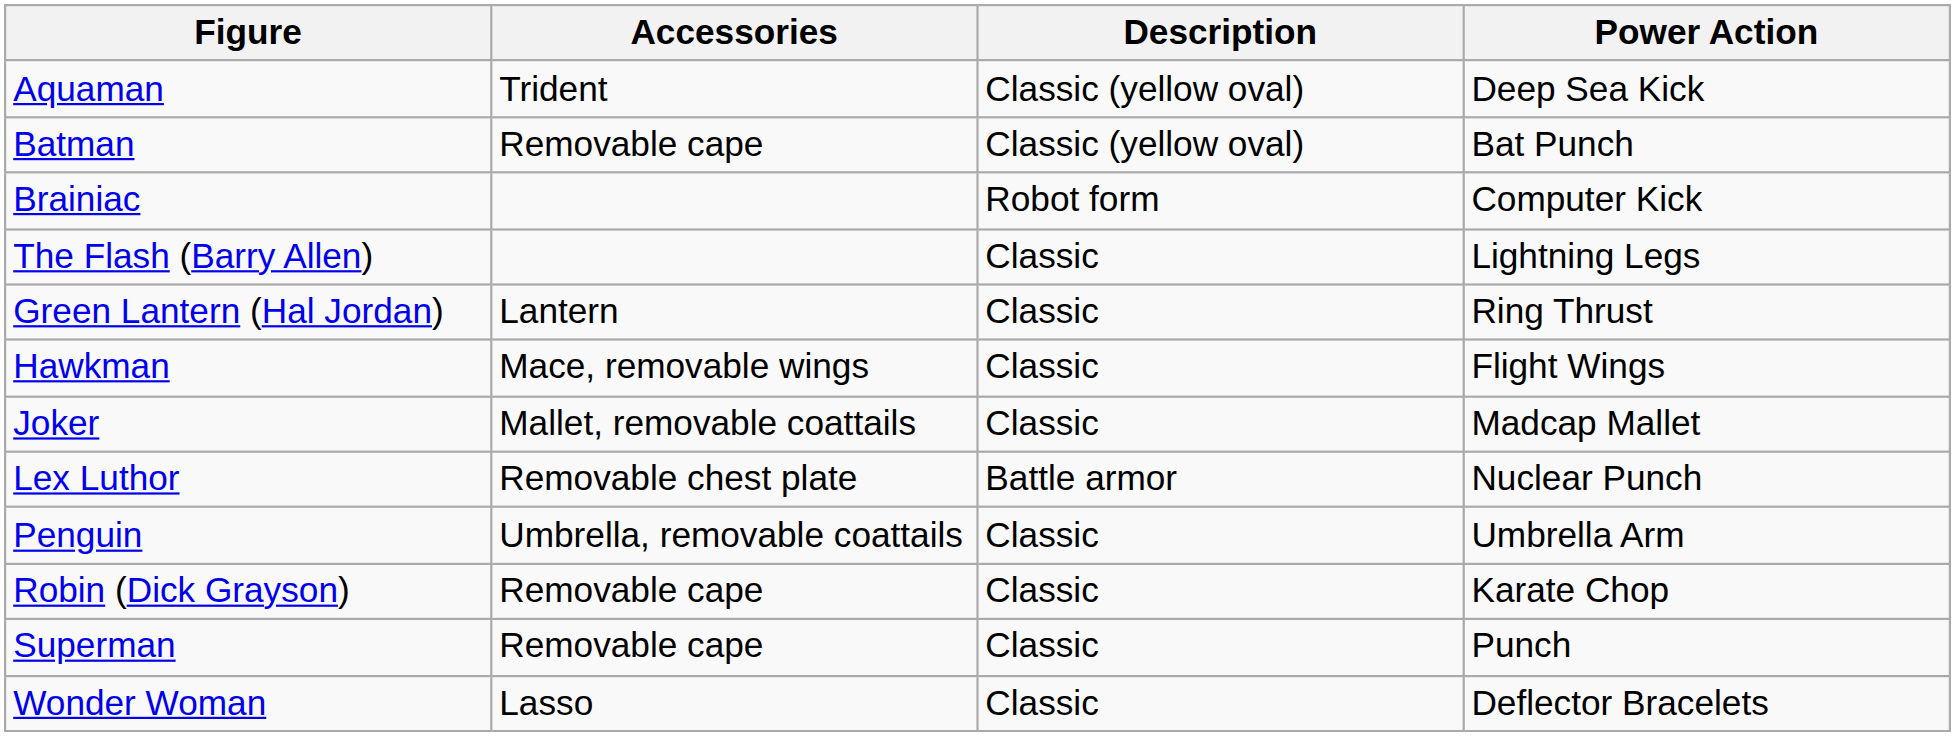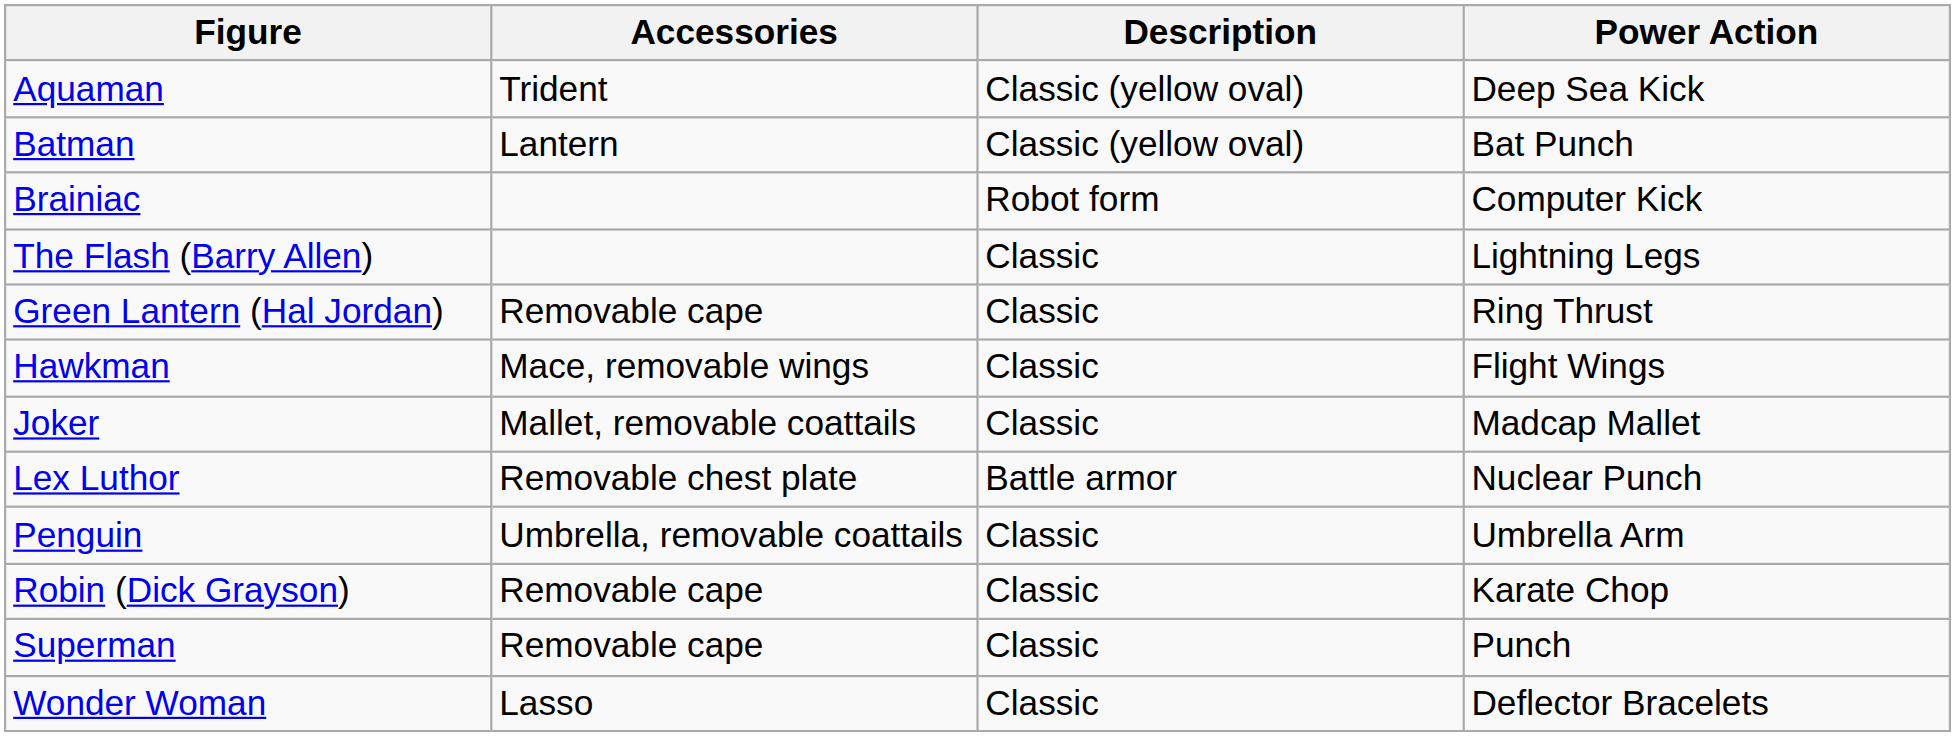(631, 144) Removable cape -> (559, 144) Lantern
(559, 311) Lantern -> (631, 311) Removable cape
